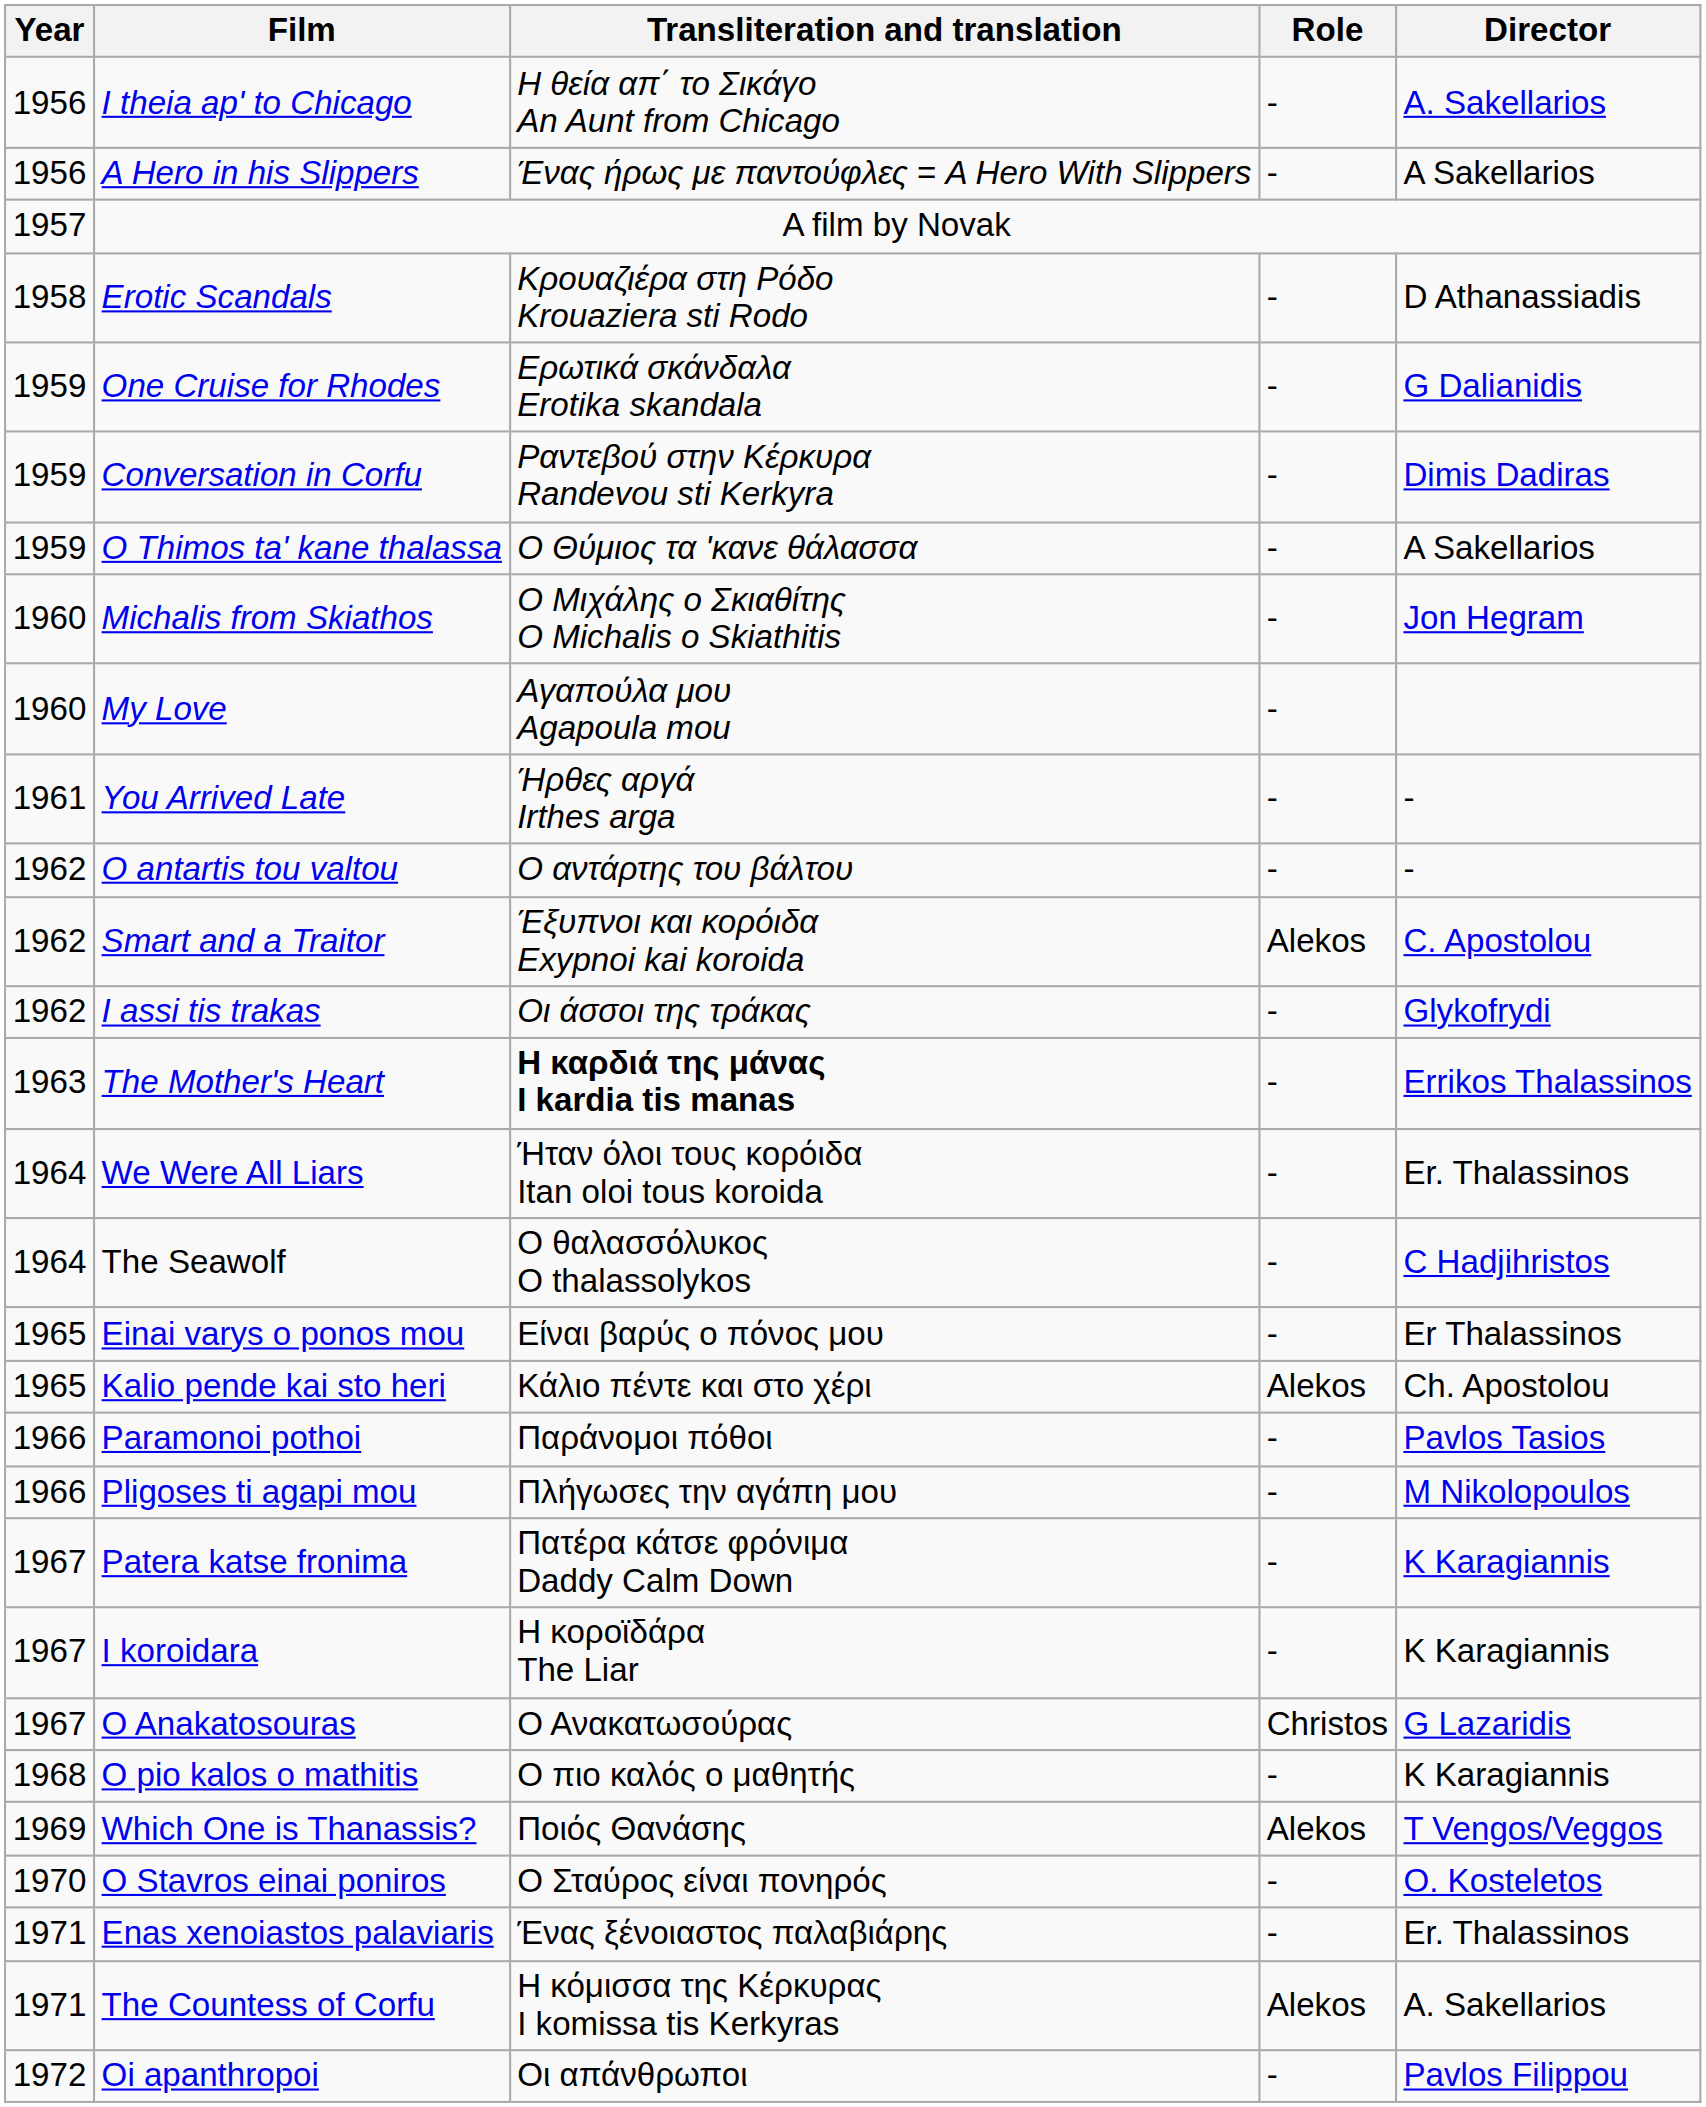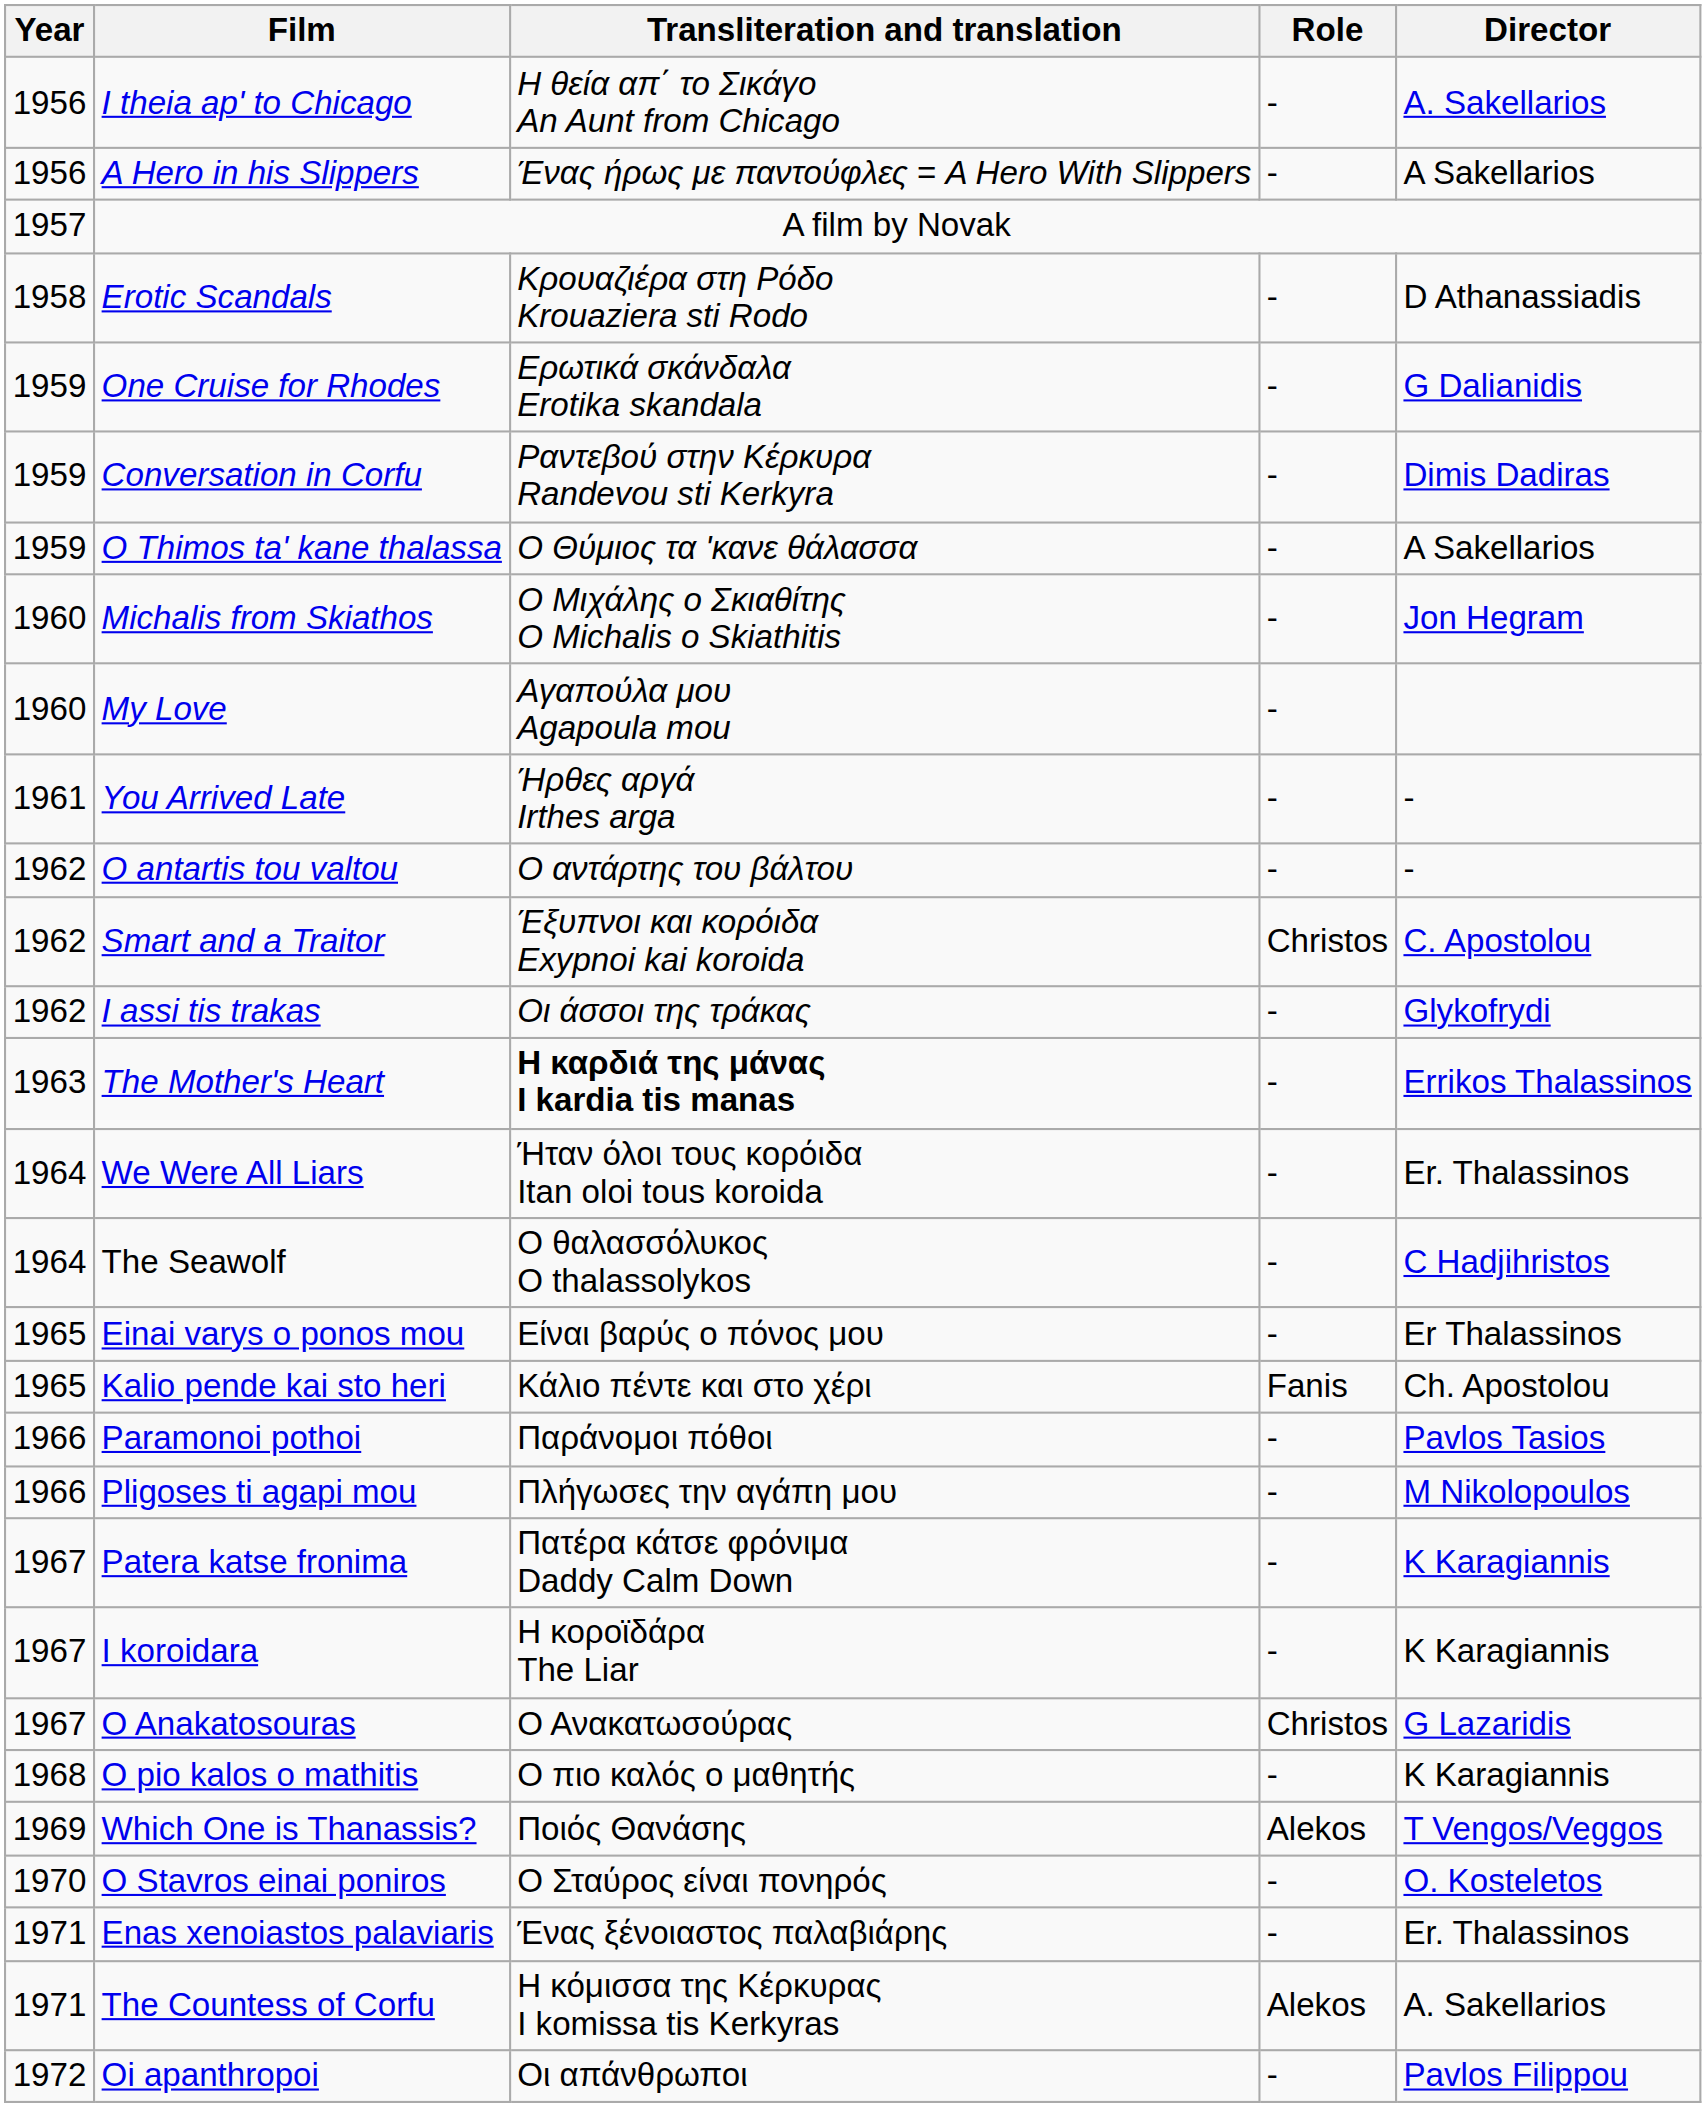(1316, 940) Alekos -> (1327, 940) Christos
(1316, 1386) Alekos -> (1307, 1386) Fanis
